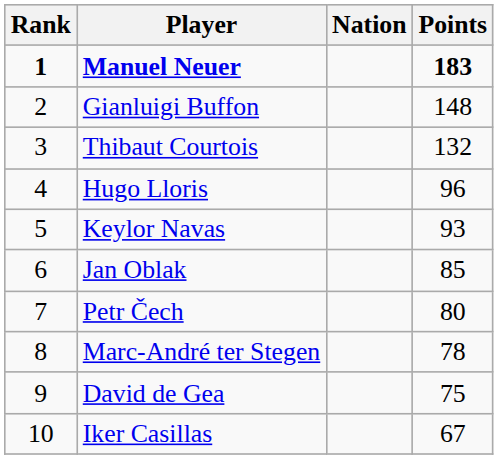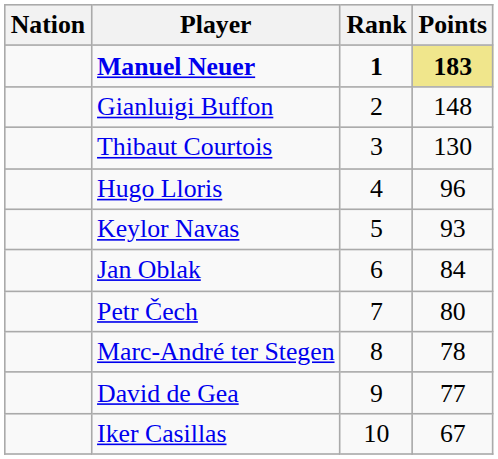columns swapped: (41, 24) <-> (369, 24)
(453, 65) no background -> (453, 65) khaki background
(453, 147) 132 -> (453, 147) 130
(453, 270) 85 -> (453, 270) 84
(453, 392) 75 -> (453, 392) 77
